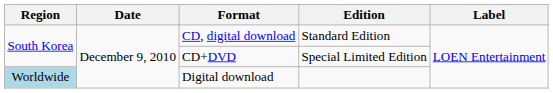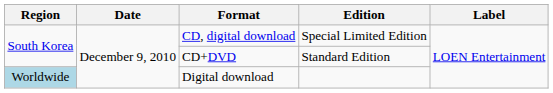(346, 35) Standard Edition -> (364, 35) Special Limited Edition
(364, 56) Special Limited Edition -> (346, 56) Standard Edition
